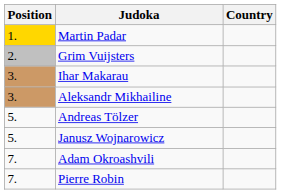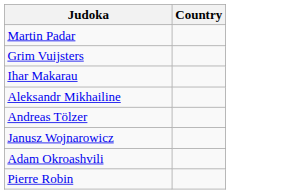- column: (30, 14)
